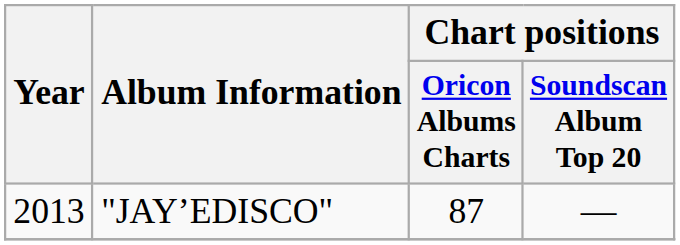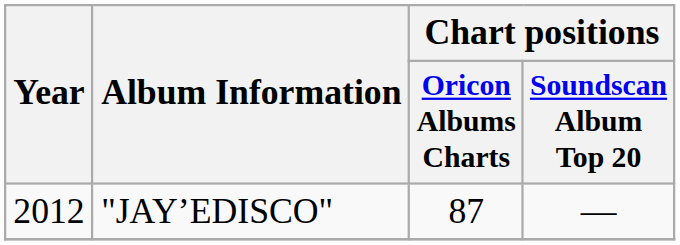(49, 210) 2013 -> (49, 210) 2012
